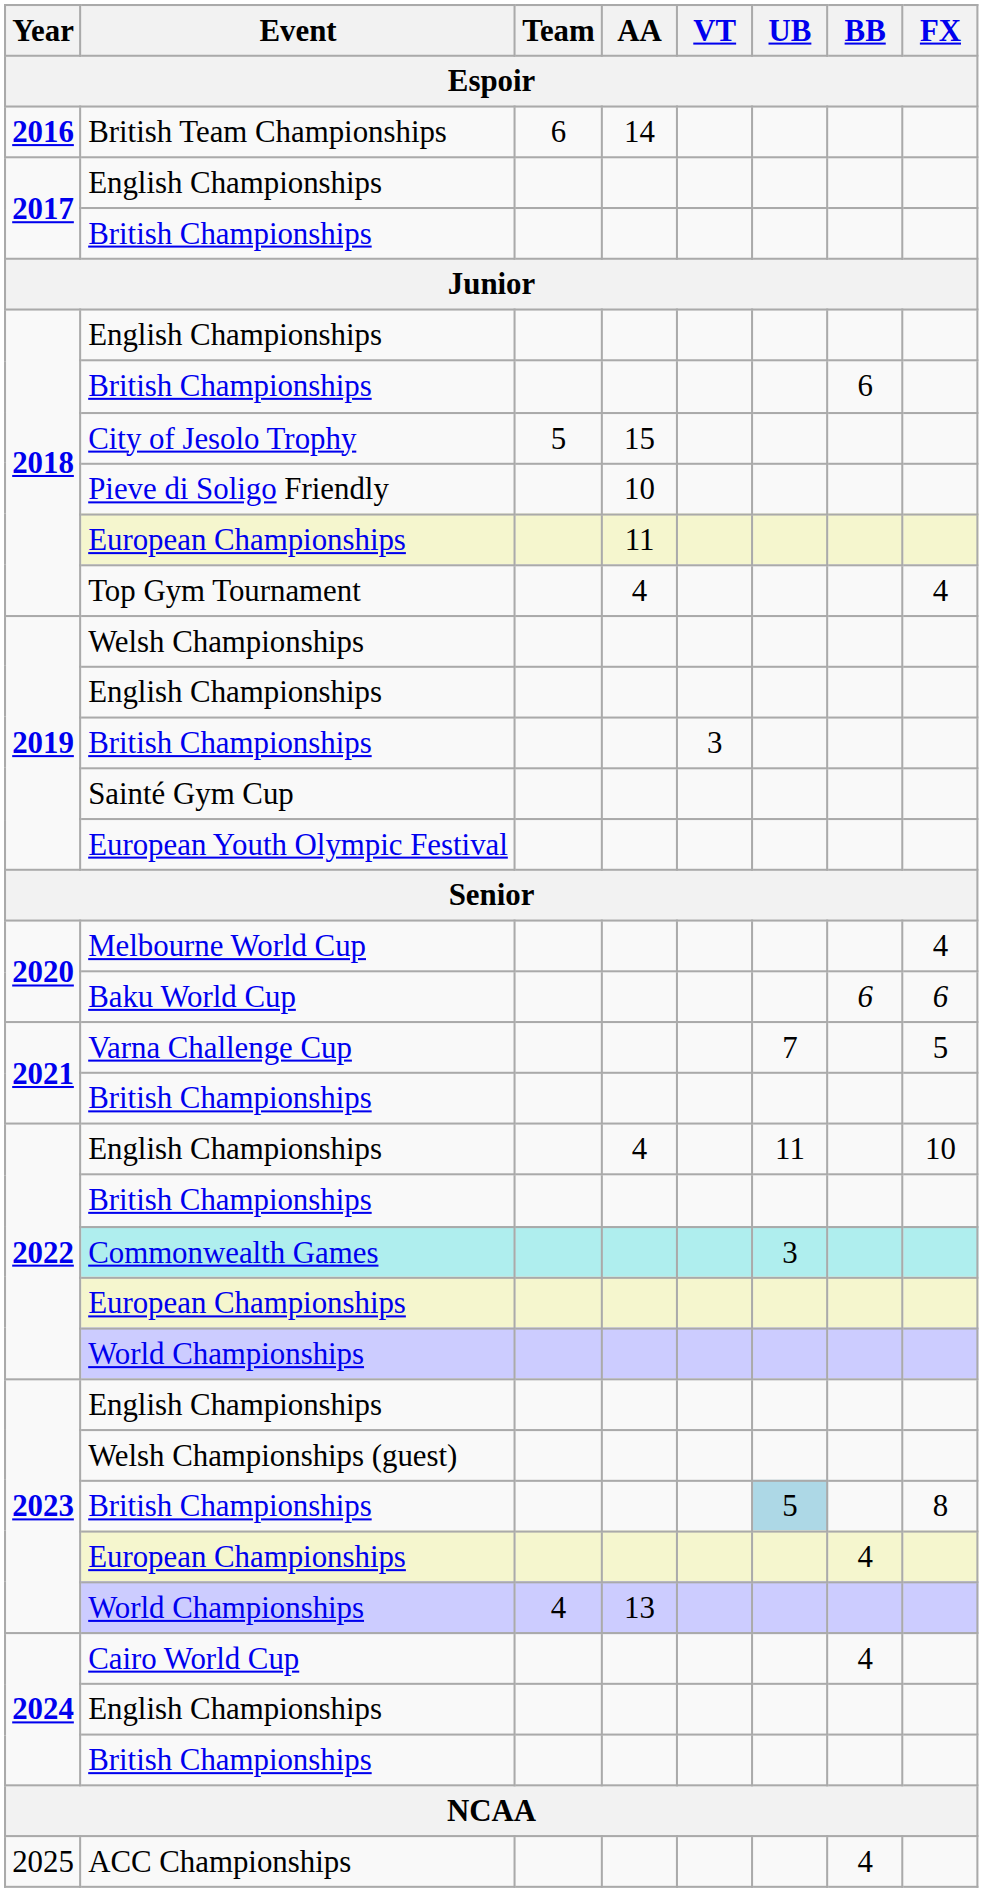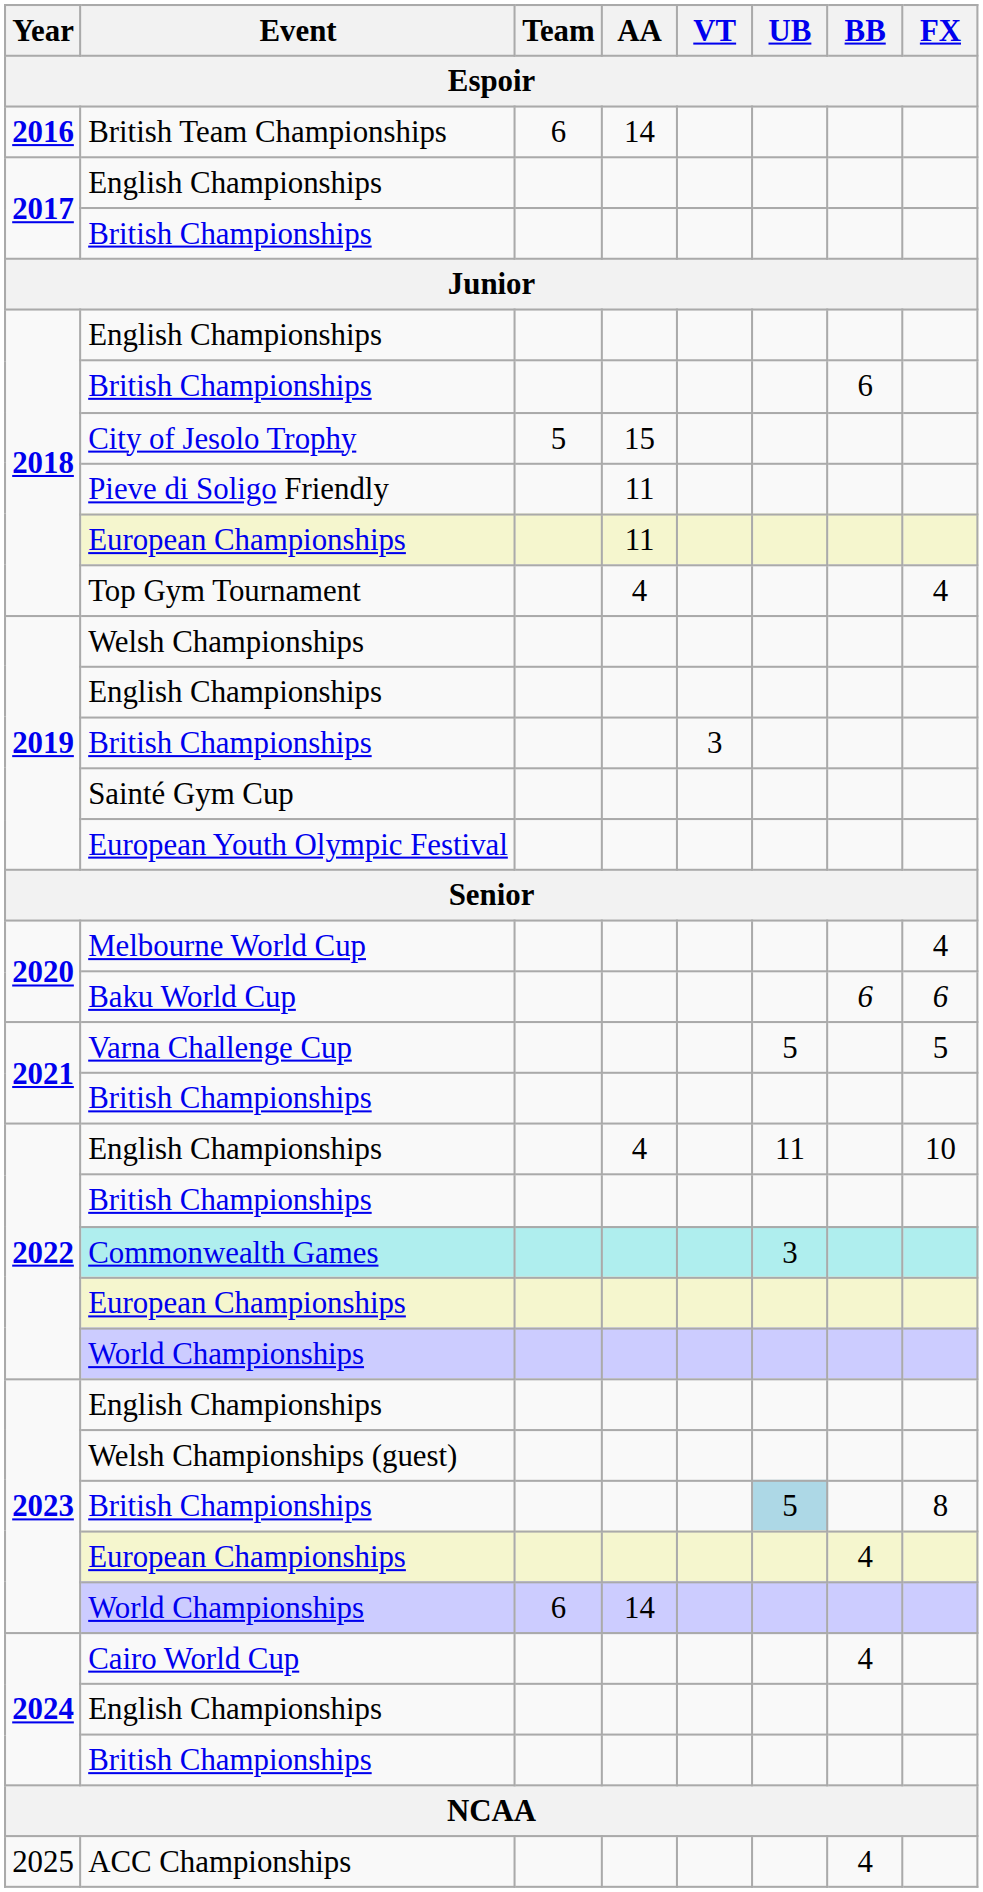(639, 488) 10 -> (639, 488) 11
(790, 1047) 7 -> (790, 1047) 5
(558, 1607) 4 -> (558, 1607) 6
(639, 1607) 13 -> (639, 1607) 14
